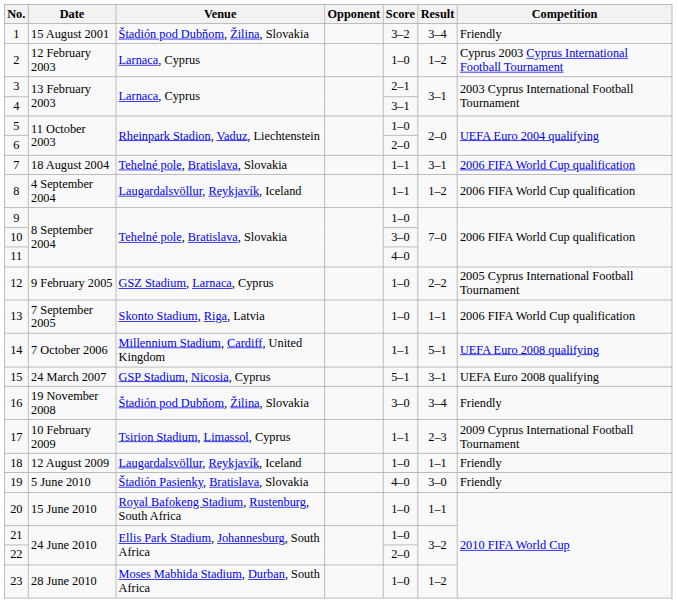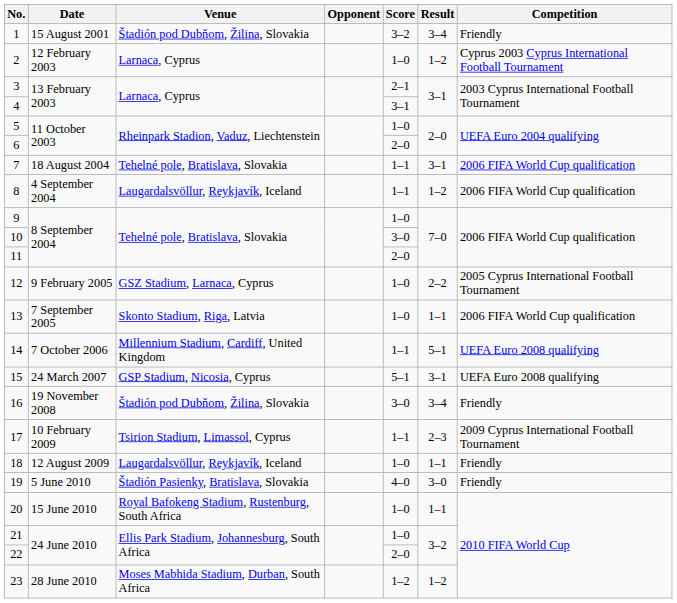(400, 256) 4–0 -> (400, 256) 2–0
(400, 581) 1–0 -> (400, 581) 1–2
